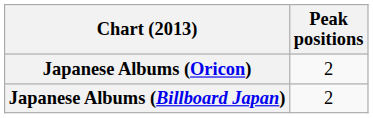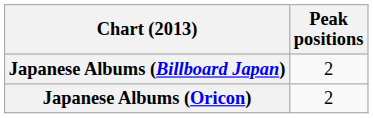rows swapped: (147, 68) <-> (147, 98)
